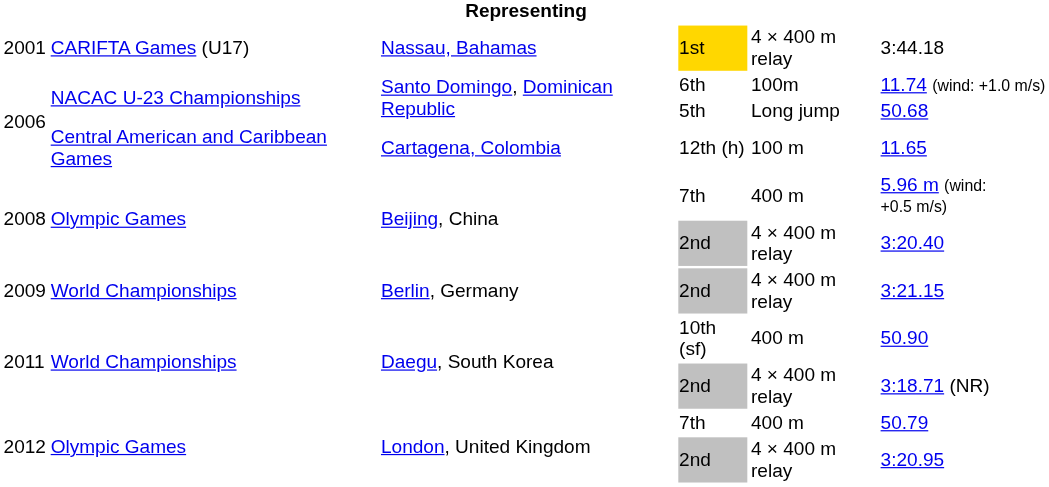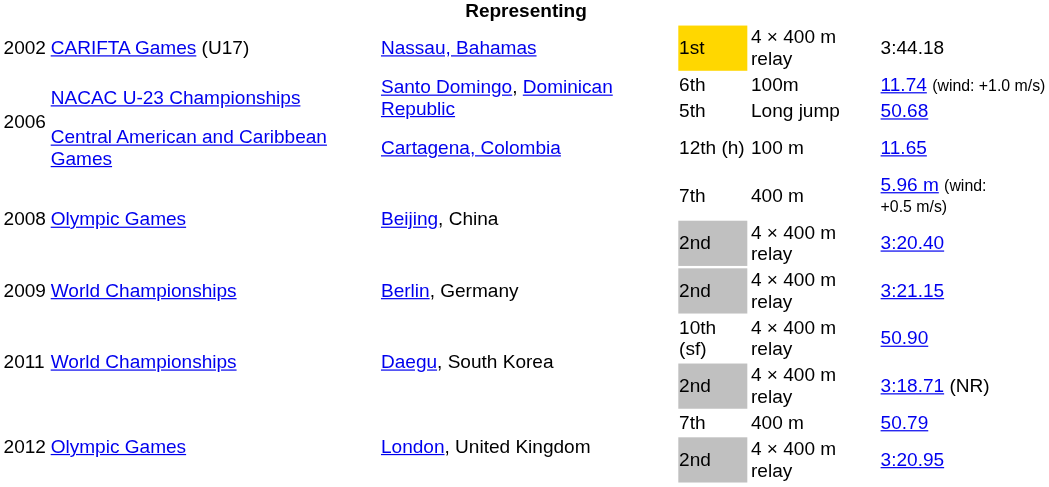(25, 48) 2001 -> (25, 48) 2002
(777, 338) 400 m -> (794, 338) 4 × 400 m relay
